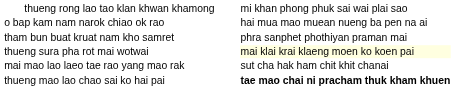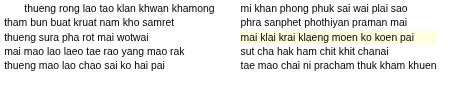- row: (84, 23)
(345, 80) bold -> (339, 66) normal
